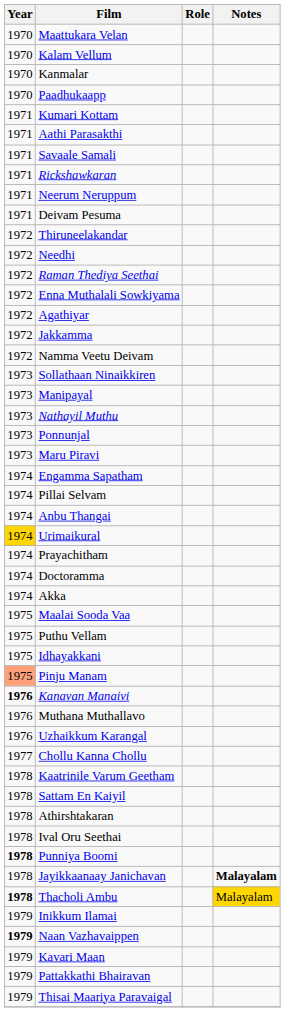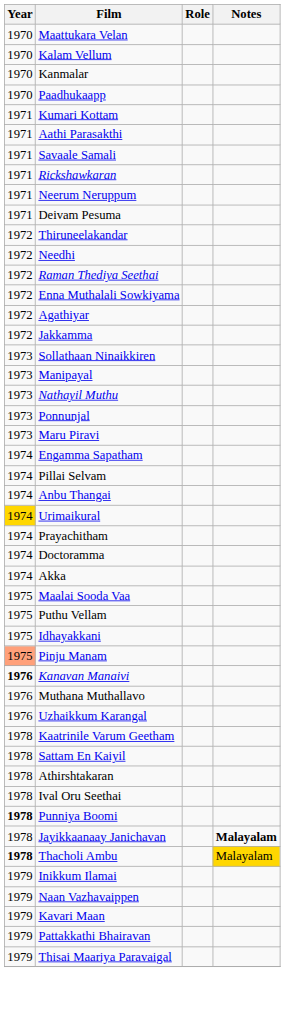- row: (96, 355)
- row: (92, 756)
(20, 936) bold -> (20, 896) normal
